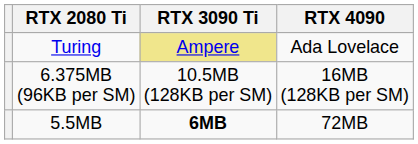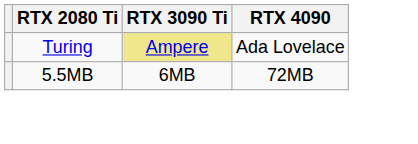- row: (76, 85)
(208, 124) bold -> (177, 75) normal
